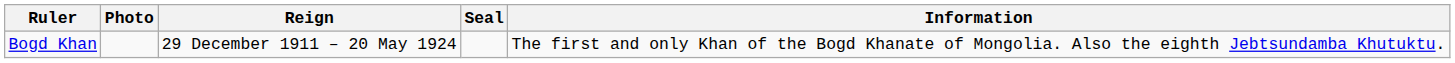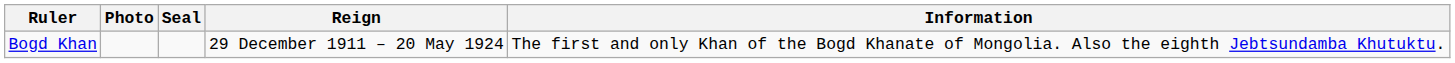columns swapped: (484, 18) <-> (309, 18)
